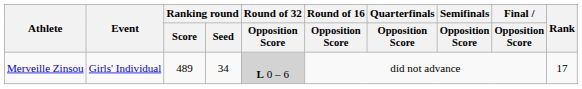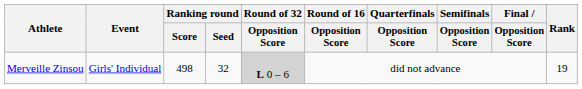(185, 68) 489 -> (185, 68) 498
(223, 68) 34 -> (223, 68) 32
(562, 68) 17 -> (562, 68) 19
